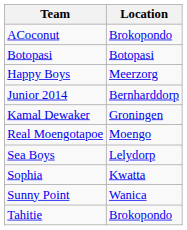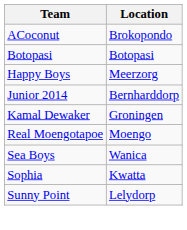(132, 154) Lelydorp -> (128, 154) Wanica
(128, 194) Wanica -> (132, 194) Lelydorp
- row: (25, 214)
